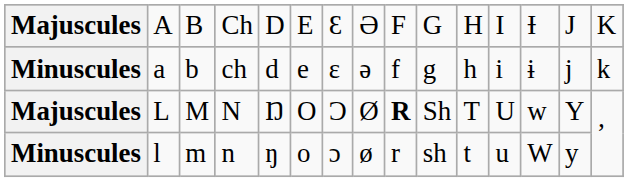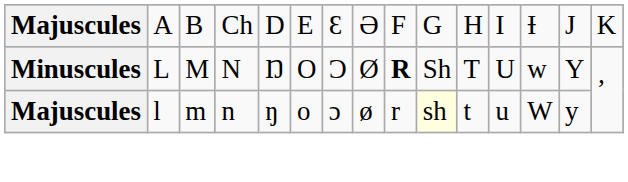- row: (159, 68)
(76, 111) Majuscules -> (76, 68) Minuscules
(76, 153) Minuscules -> (76, 111) Majuscules
(435, 153) no background -> (435, 111) lightyellow background
